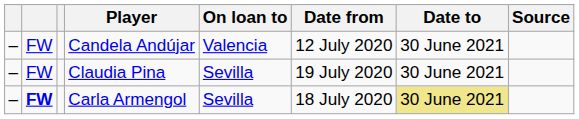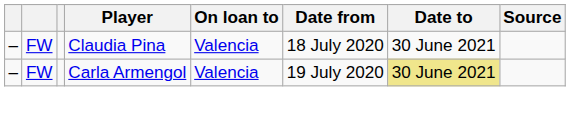- row: (132, 45)
(228, 72) Sevilla -> (226, 45) Valencia
(344, 72) 19 July 2020 -> (335, 45) 18 July 2020
(39, 99) bold -> (39, 72) normal
(228, 99) Sevilla -> (226, 72) Valencia
(344, 99) 18 July 2020 -> (335, 72) 19 July 2020
